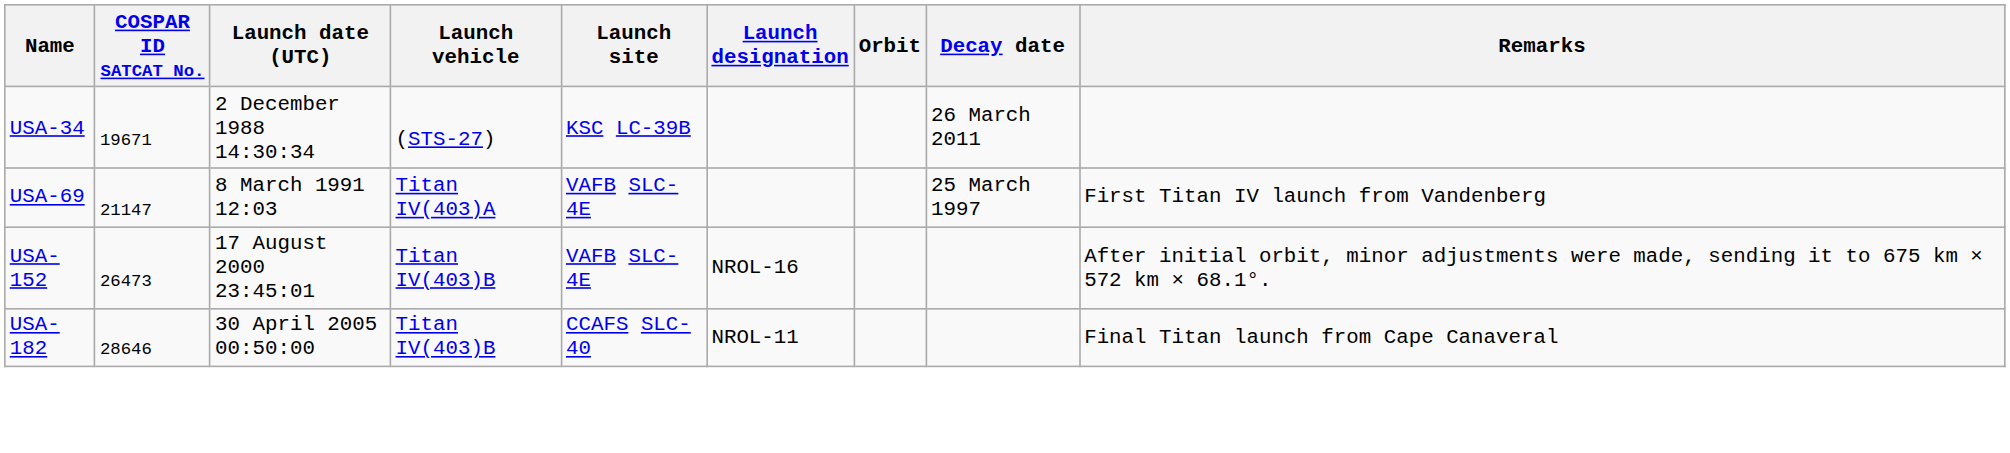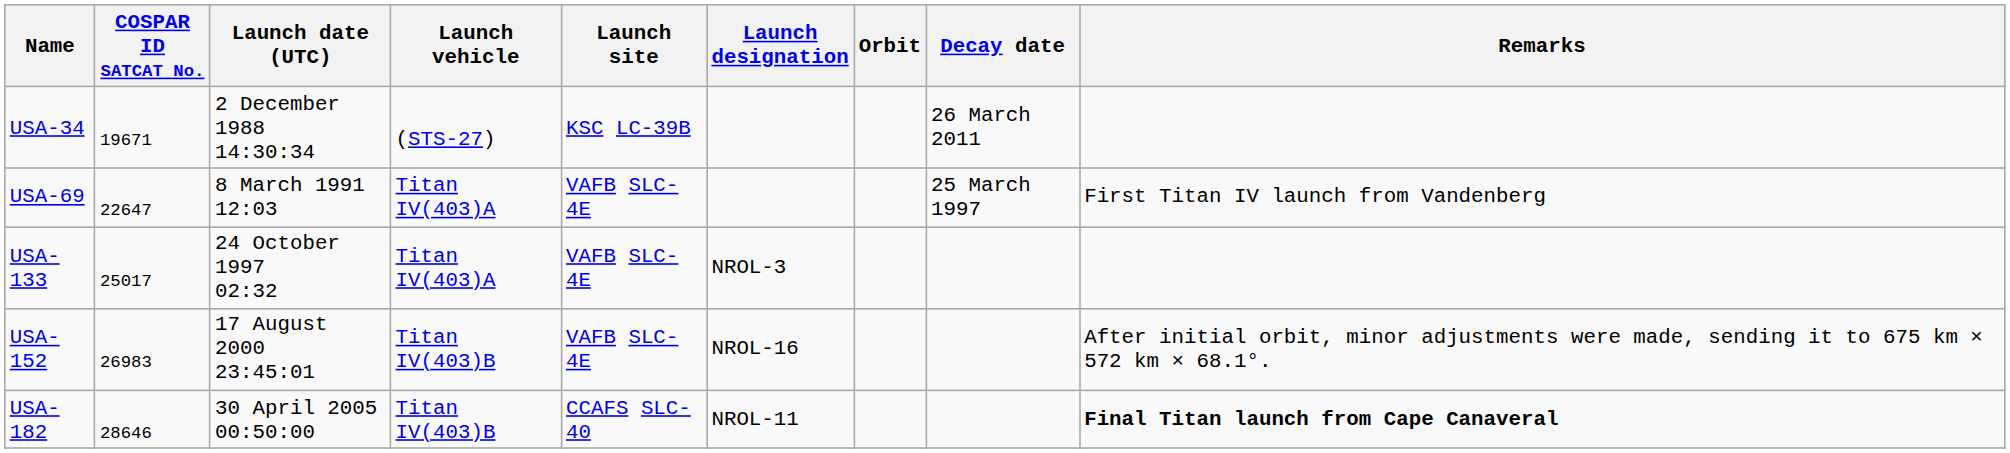(126, 210) 21147 -> (126, 210) 22647
+ row: (35, 267)
(126, 280) 26473 -> (126, 362) 26983
(1321, 337) normal -> (1321, 419) bold
